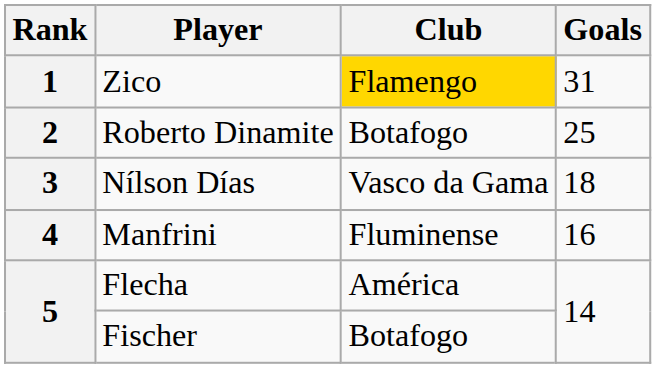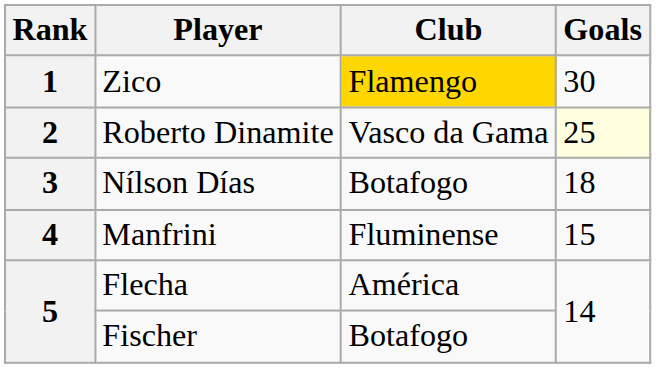(579, 81) 31 -> (579, 81) 30
(408, 132) Botafogo -> (449, 132) Vasco da Gama
(579, 132) no background -> (579, 132) lightyellow background
(449, 183) Vasco da Gama -> (408, 183) Botafogo
(579, 234) 16 -> (579, 234) 15
